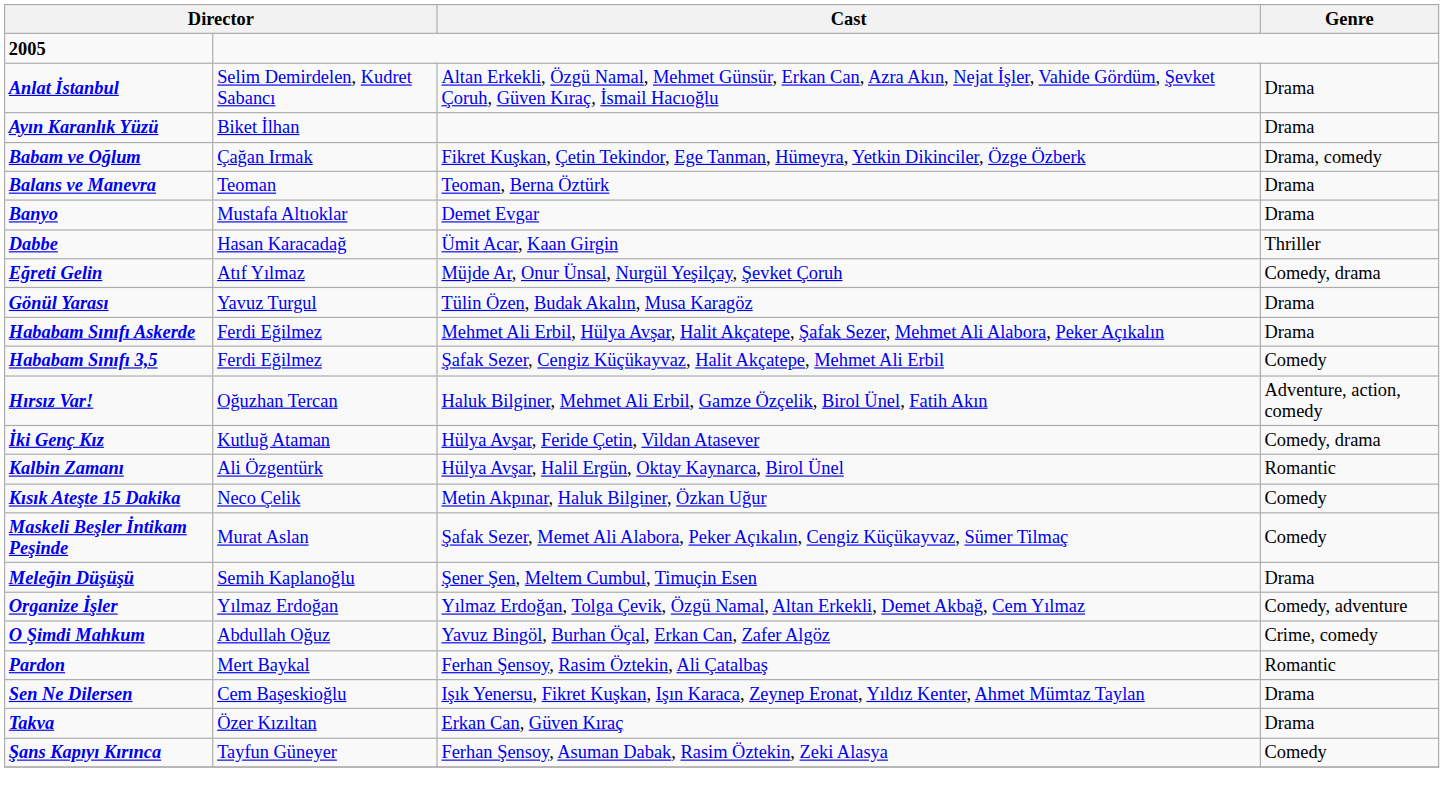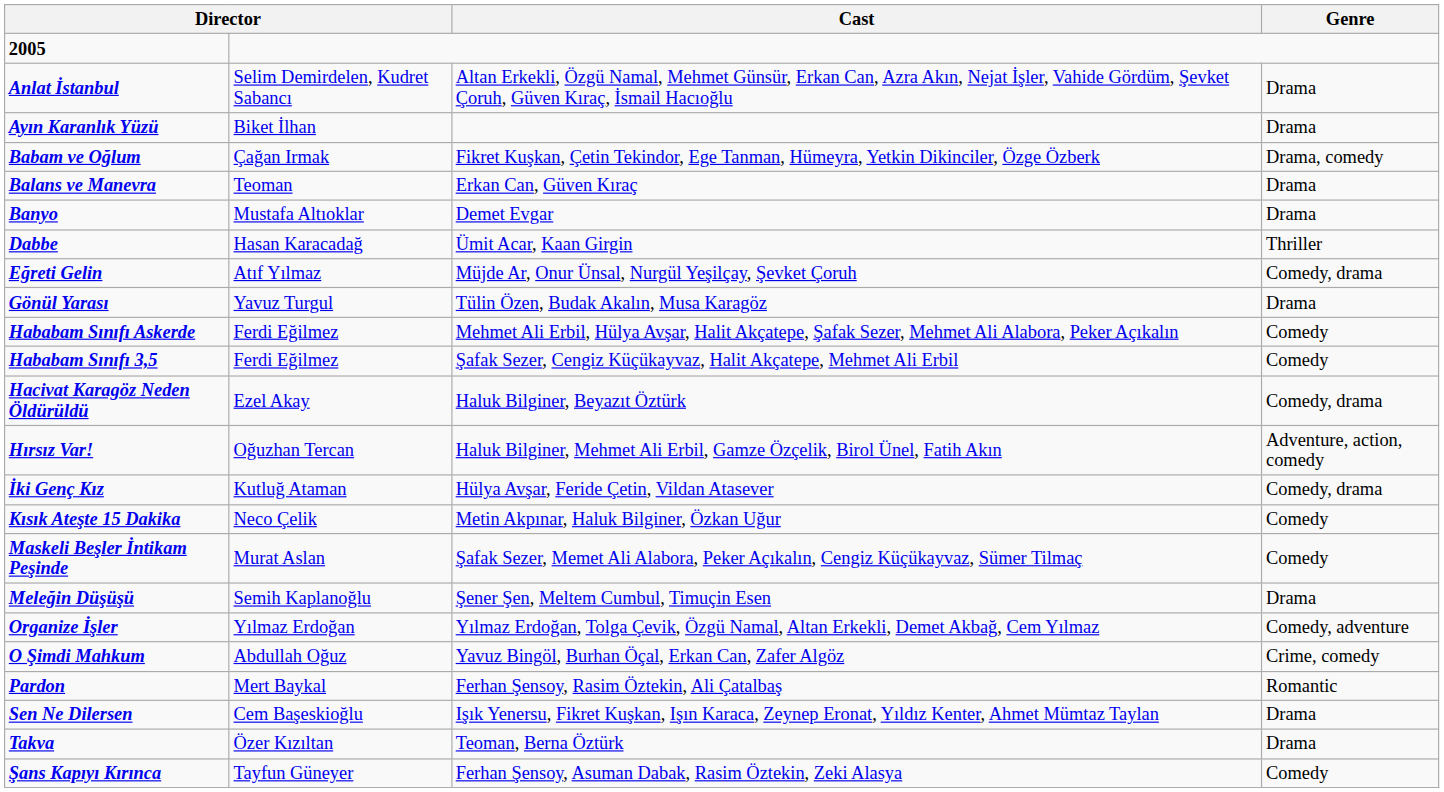(525, 185) Teoman, Berna Öztürk -> (547, 185) Erkan Can, Güven Kıraç
(1289, 331) Drama -> (1297, 331) Comedy
+ row: (99, 400)
- row: (66, 469)
(532, 723) Erkan Can, Güven Kıraç -> (540, 743) Teoman, Berna Öztürk
